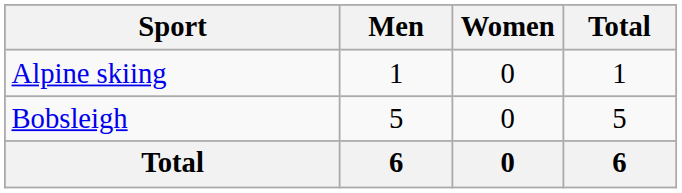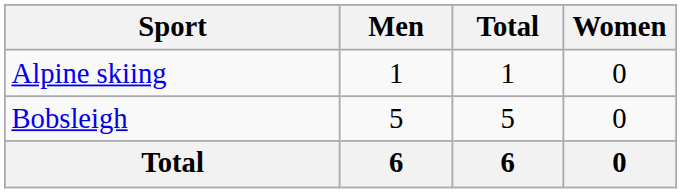columns swapped: (508, 27) <-> (619, 27)
